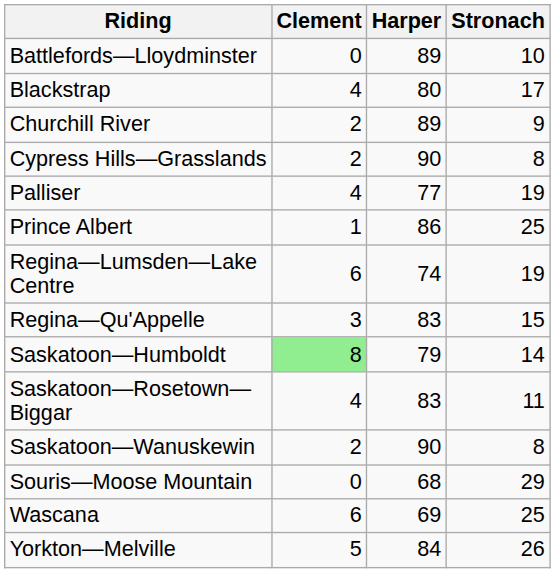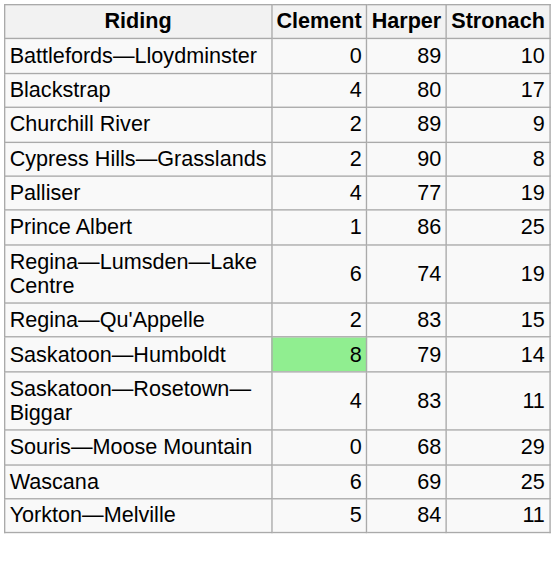(356, 319) 3 -> (356, 319) 2
- row: (132, 447)
(533, 549) 26 -> (534, 515) 11
